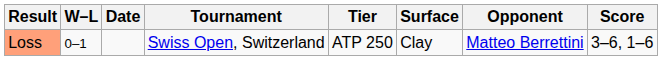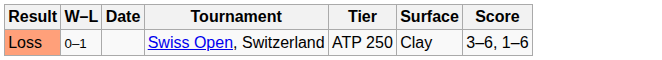- column: (525, 17)
